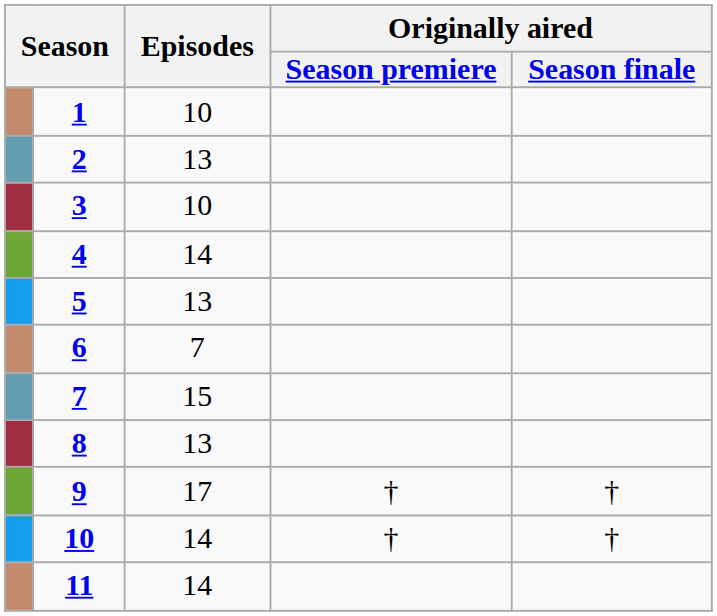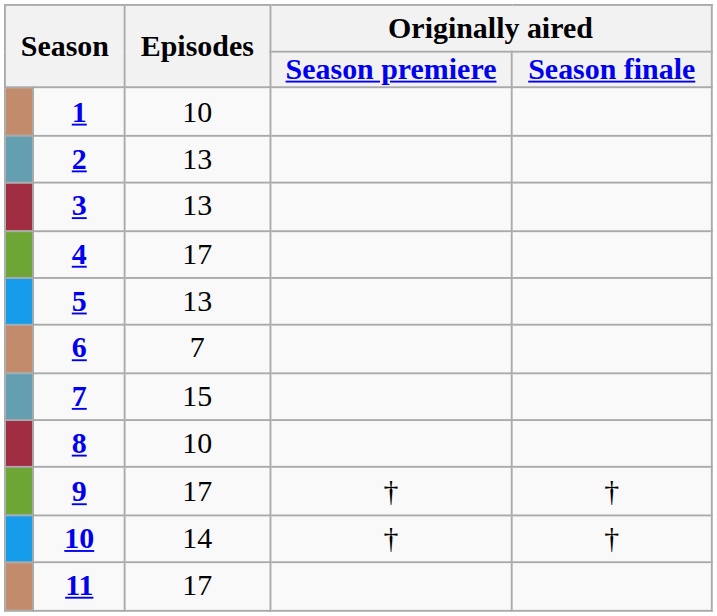(197, 206) 10 -> (197, 206) 13
(197, 253) 14 -> (197, 253) 17
(197, 443) 13 -> (197, 443) 10
(197, 585) 14 -> (197, 585) 17
